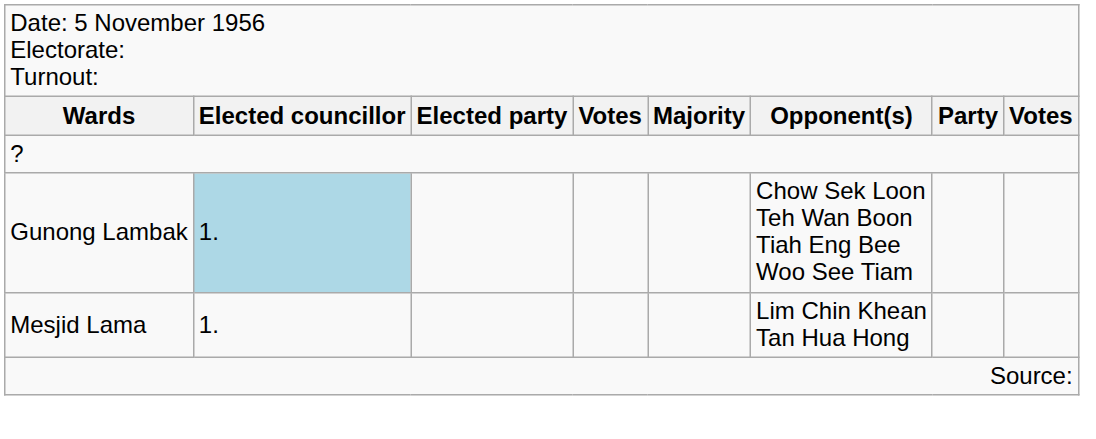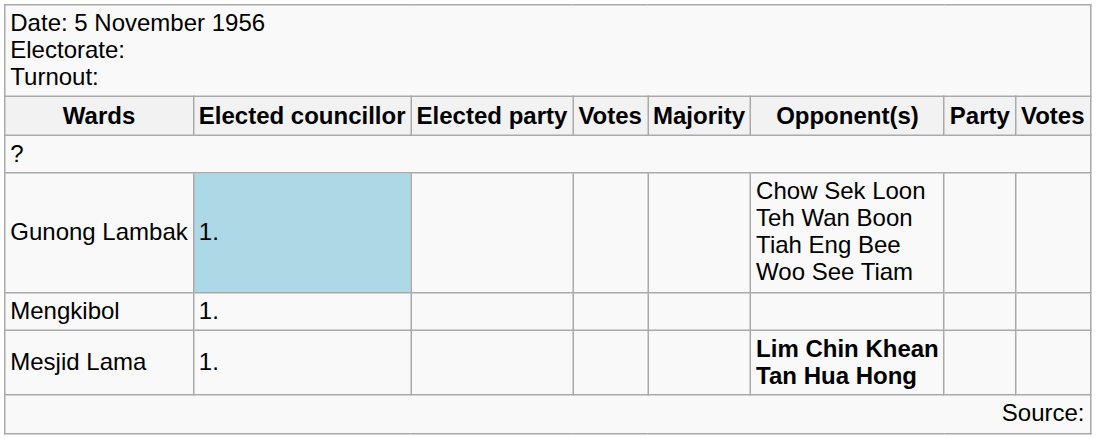+ row: (65, 310)
(841, 324) normal -> (847, 362) bold
